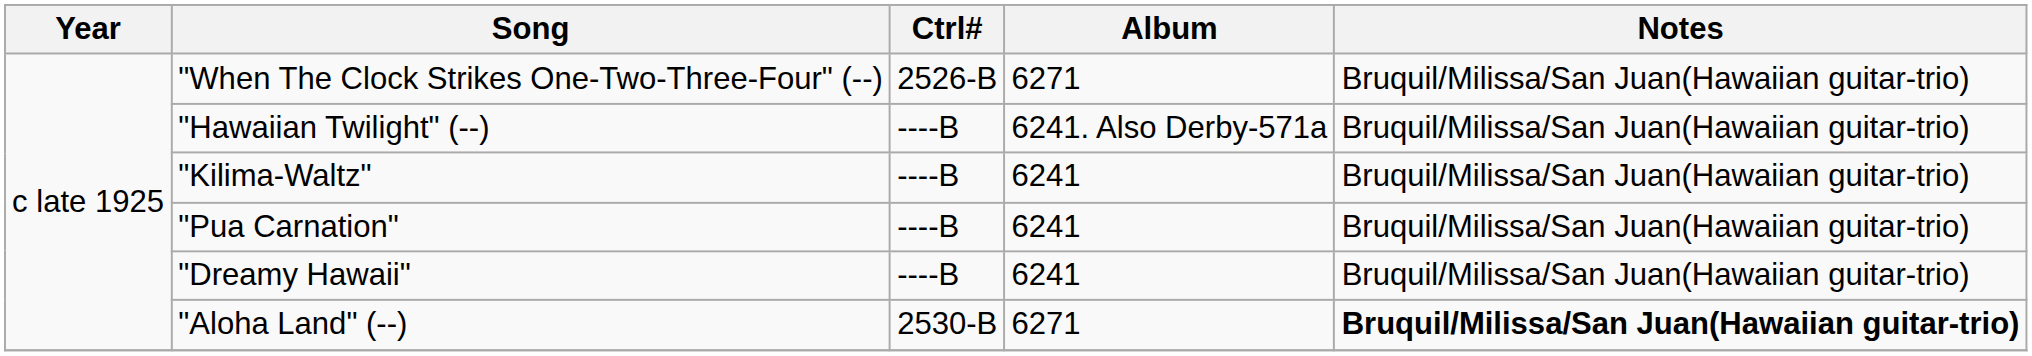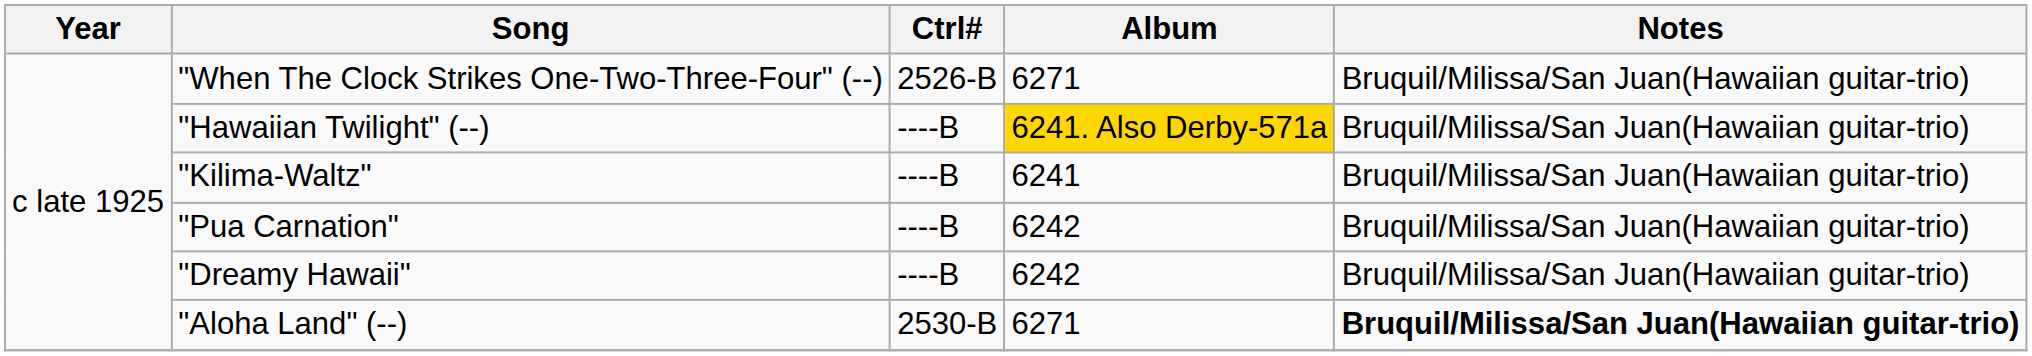(1169, 127) no background -> (1169, 127) gold background
(1046, 226) 6241 -> (1046, 226) 6242
(1046, 275) 6241 -> (1046, 275) 6242
